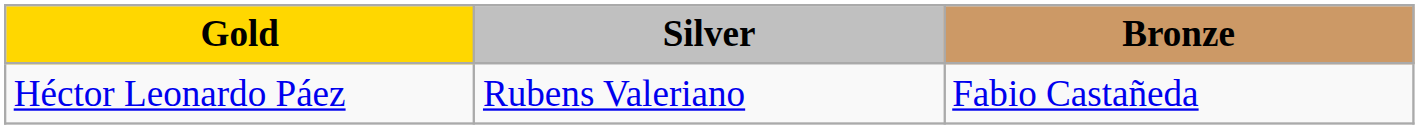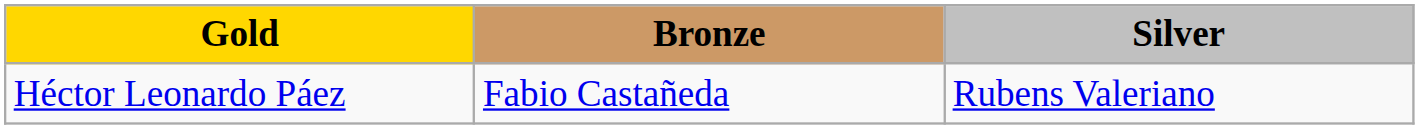columns swapped: (709, 33) <-> (1179, 33)
